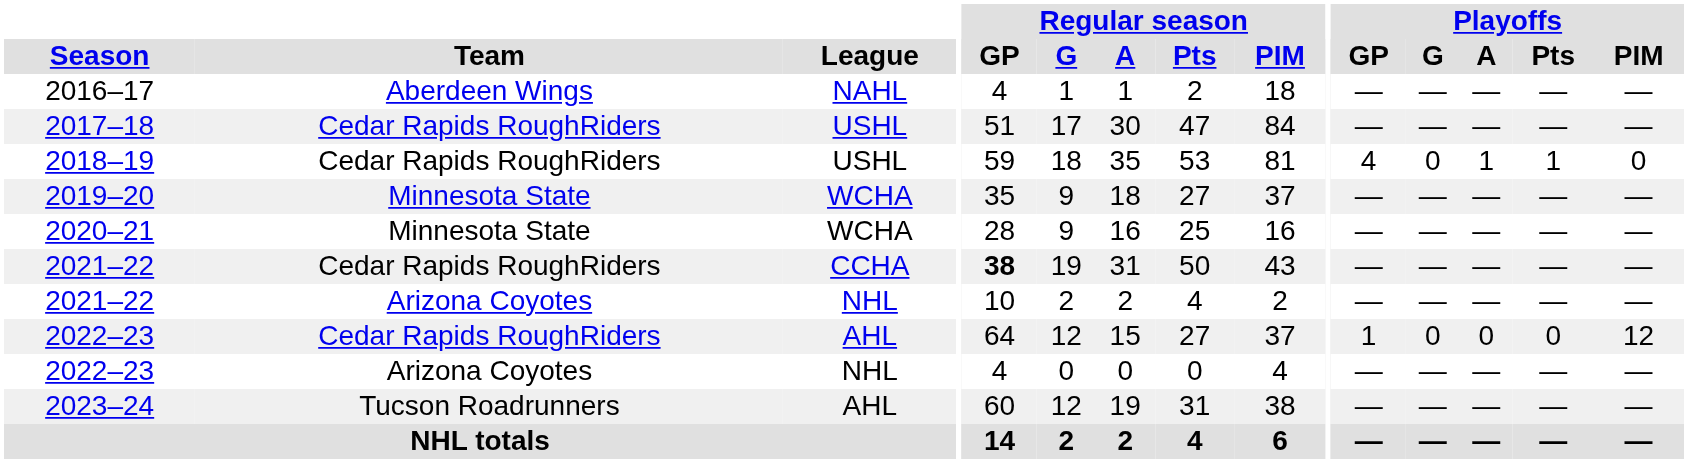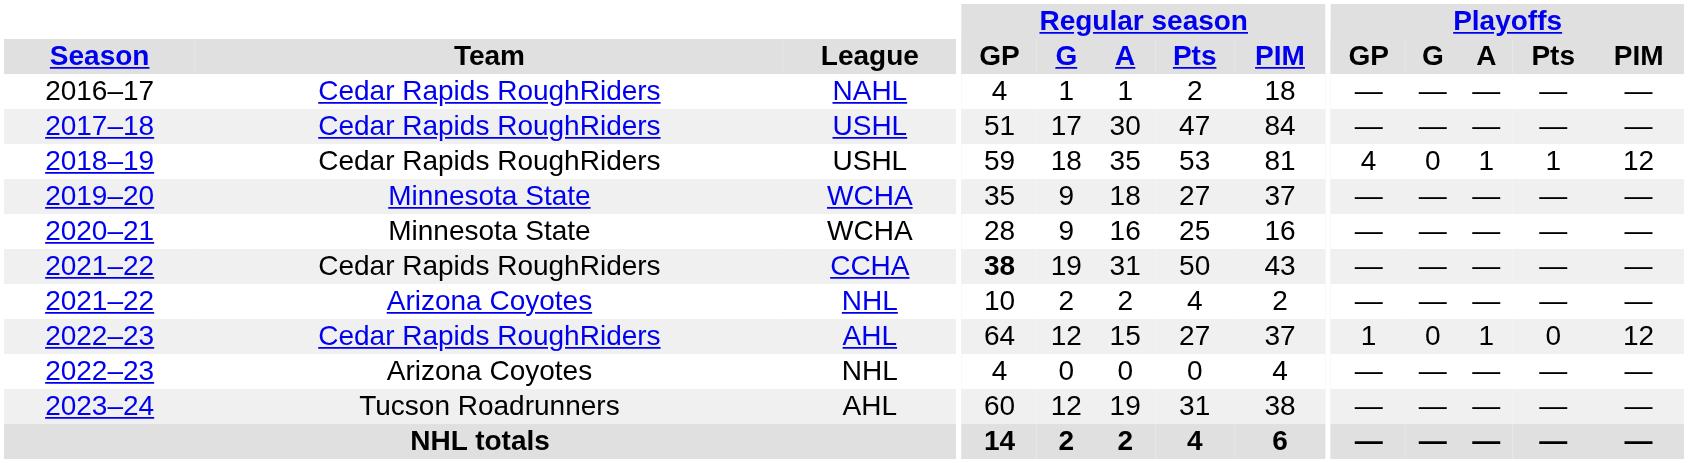(489, 91) Aberdeen Wings -> (489, 91) Cedar Rapids RoughRiders
(1639, 161) 0 -> (1639, 161) 12
(1486, 336) 0 -> (1486, 336) 1
